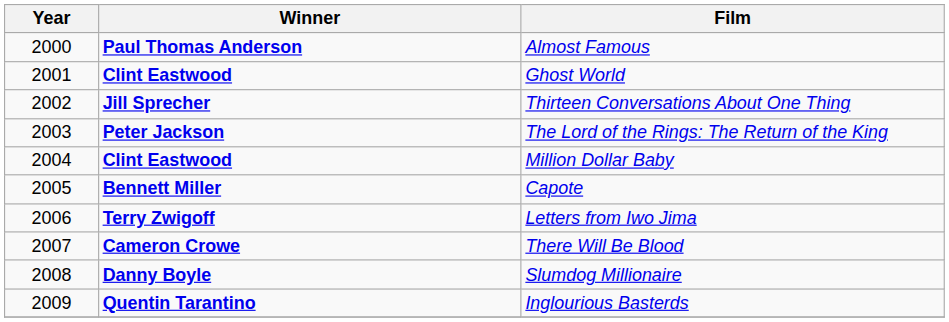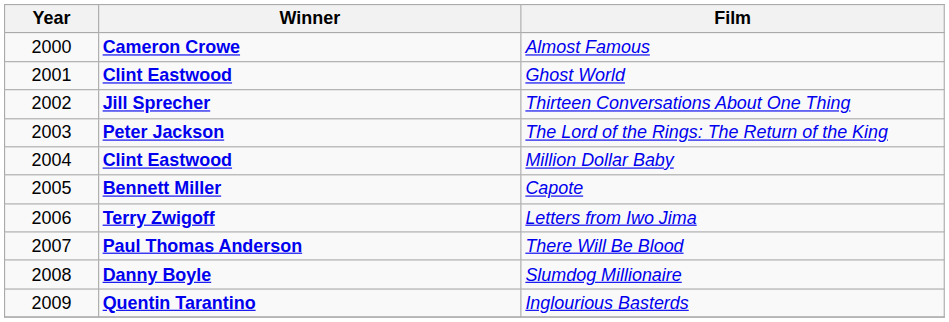(202, 47) Paul Thomas Anderson -> (171, 47) Cameron Crowe
(171, 246) Cameron Crowe -> (202, 246) Paul Thomas Anderson
